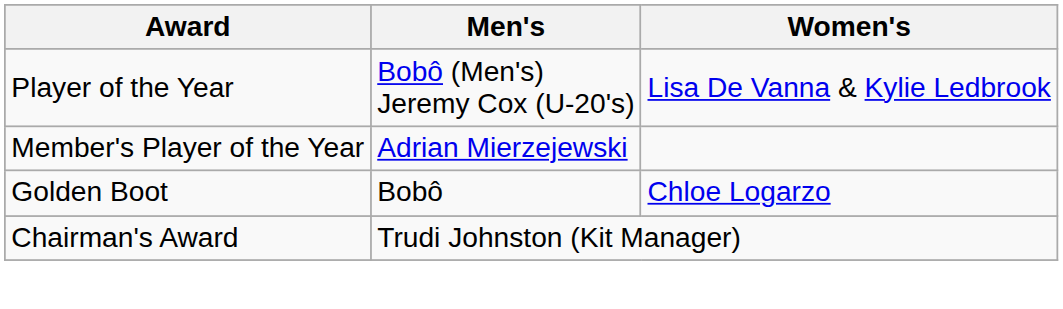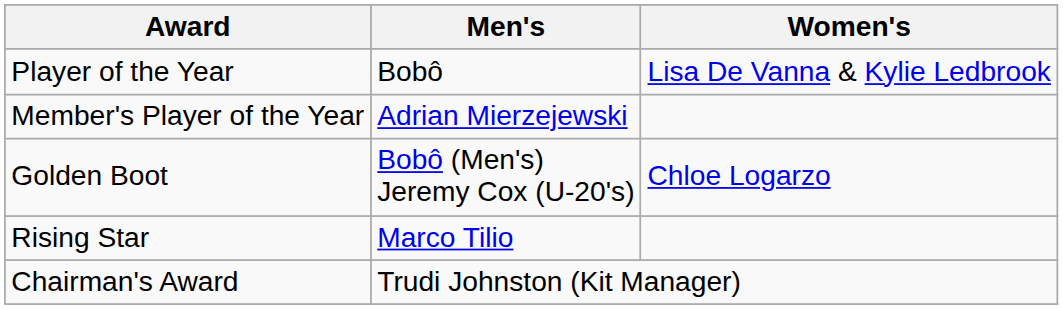(506, 87) Bobô (Men's) Jeremy Cox (U-20's) -> (410, 71) Bobô
(410, 192) Bobô -> (506, 176) Bobô (Men's) Jeremy Cox (U-20's)
+ row: (80, 237)
